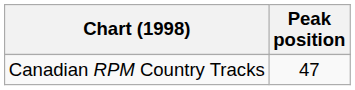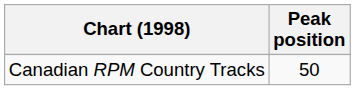(309, 69) 47 -> (309, 69) 50
